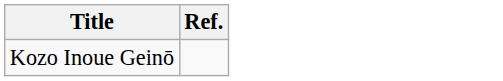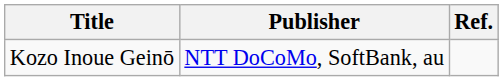+ column: (314, 22)
